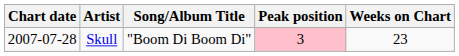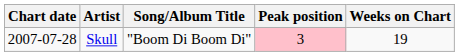(400, 39) 23 -> (400, 39) 19
